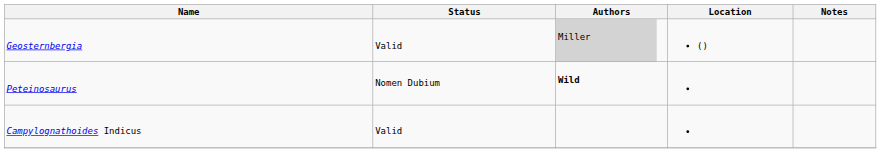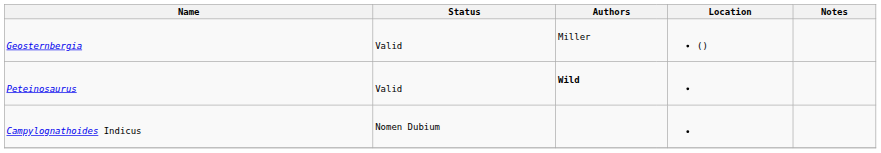(574, 37) lightgrey background -> (574, 37) no background
(408, 83) Nomen Dubium -> (389, 89) Valid
(389, 131) Valid -> (408, 126) Nomen Dubium
